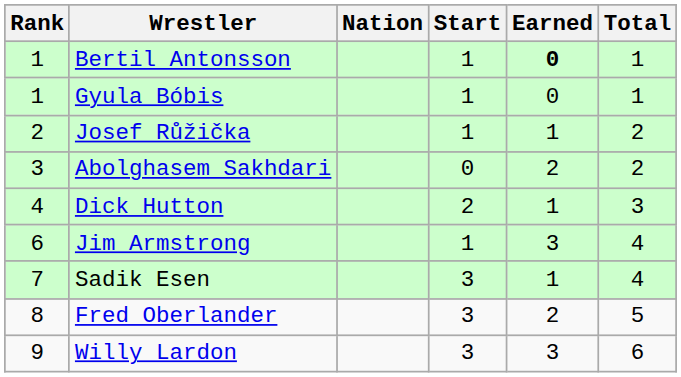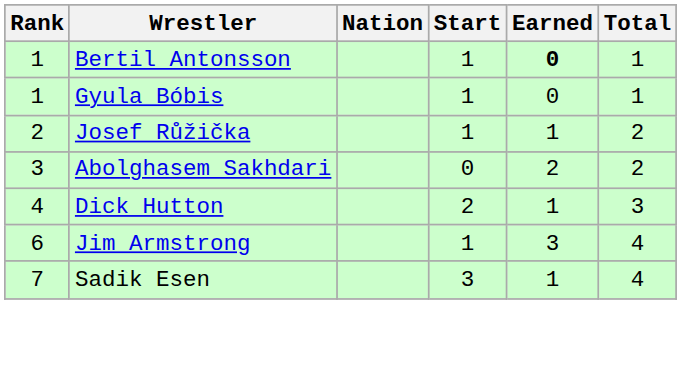- row: (176, 316)
- row: (156, 353)
